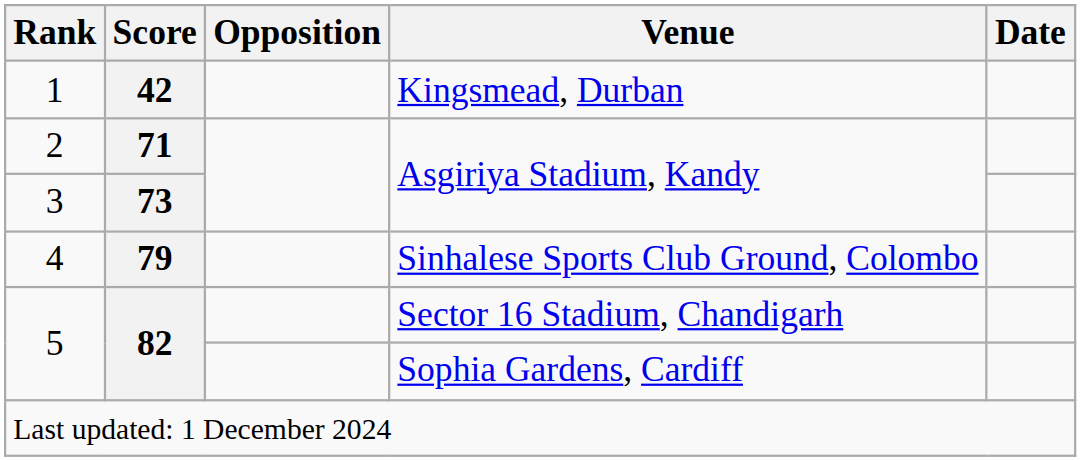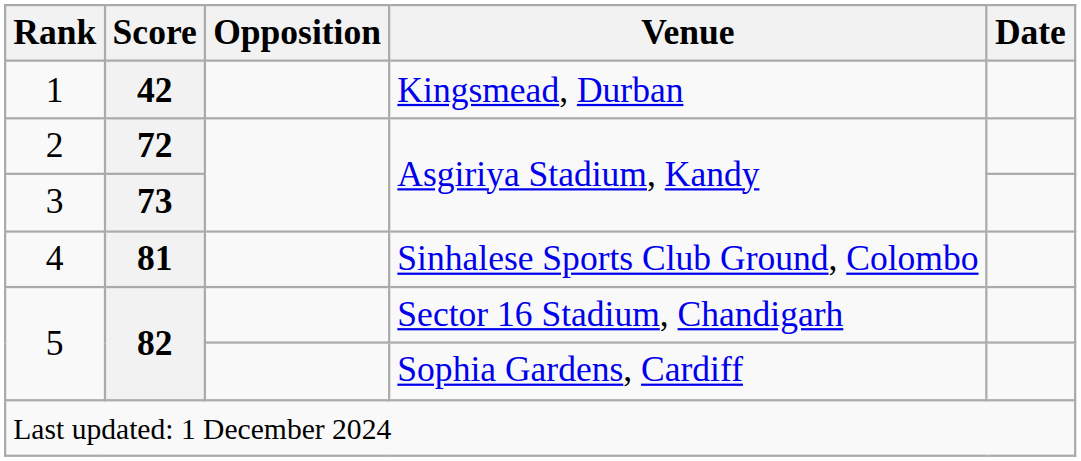(155, 145) 71 -> (155, 145) 72
(155, 257) 79 -> (155, 257) 81
